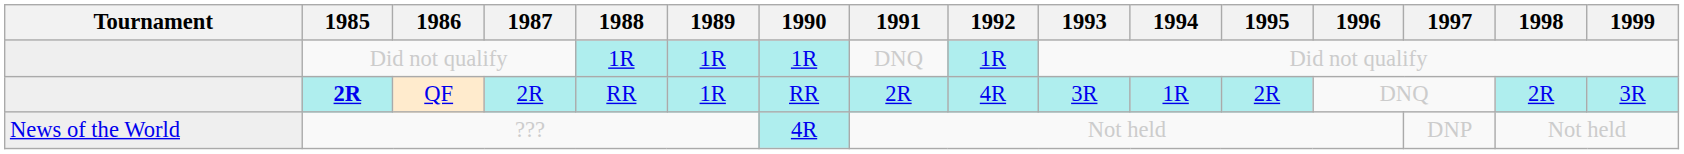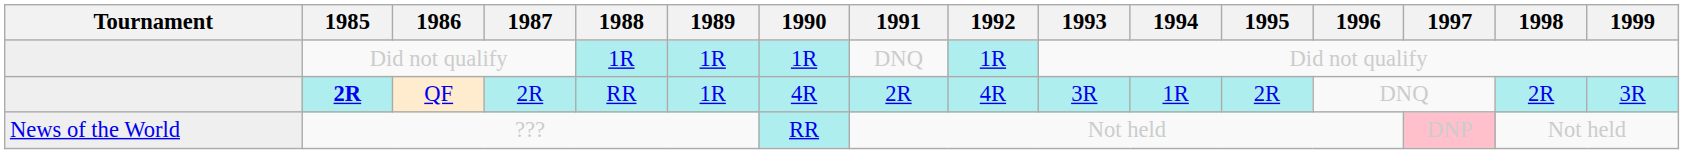(804, 93) RR -> (804, 93) 4R
(804, 129) 4R -> (804, 129) RR
(1450, 129) no background -> (1450, 129) pink background
